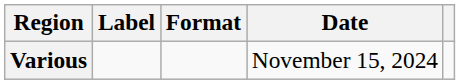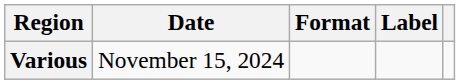columns swapped: (345, 23) <-> (126, 23)
